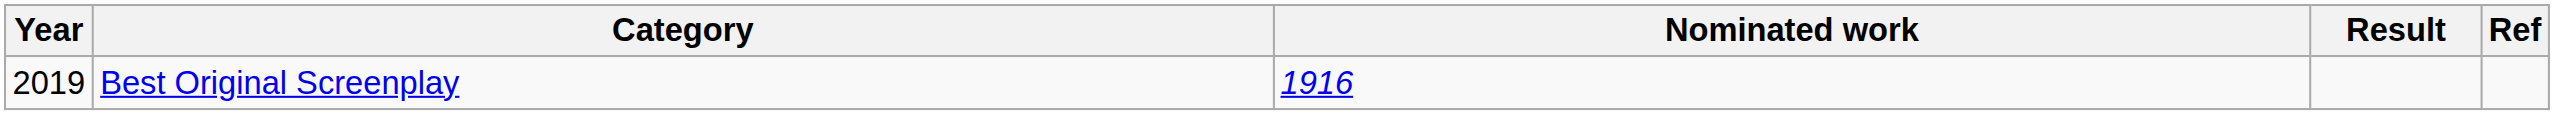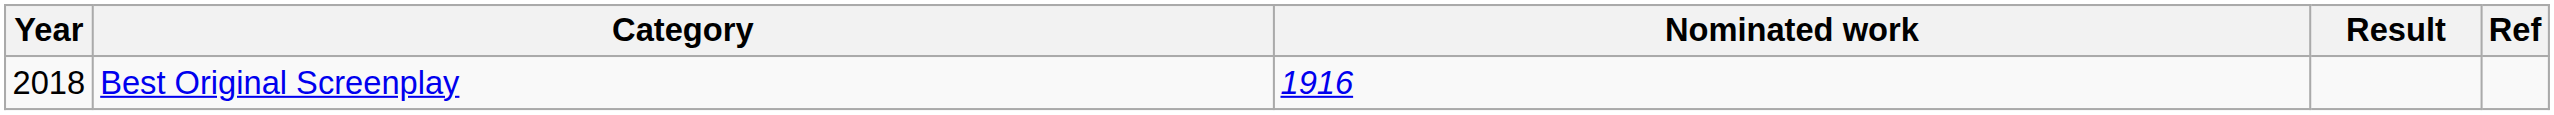(49, 82) 2019 -> (49, 82) 2018
